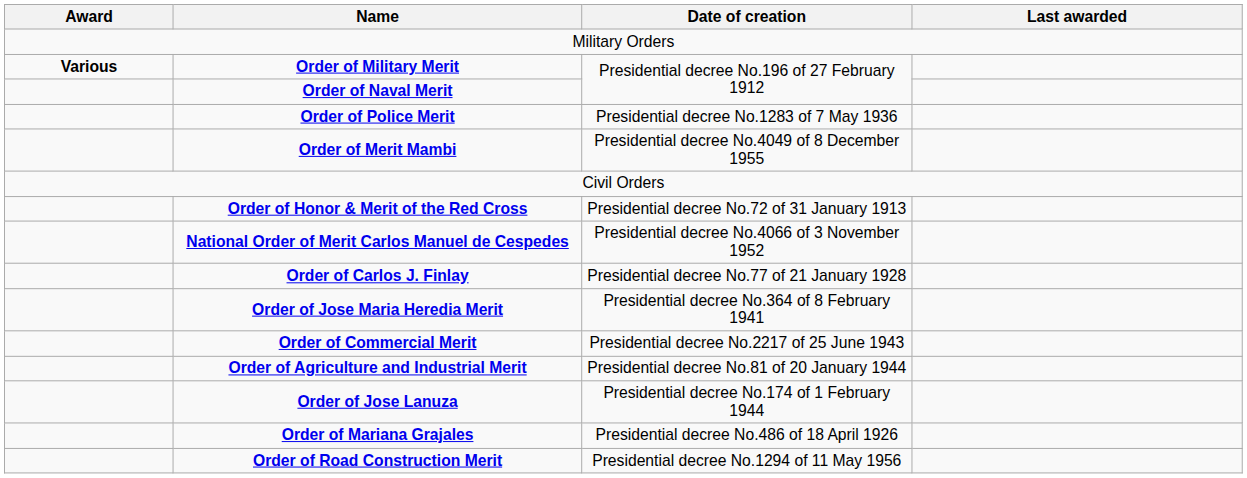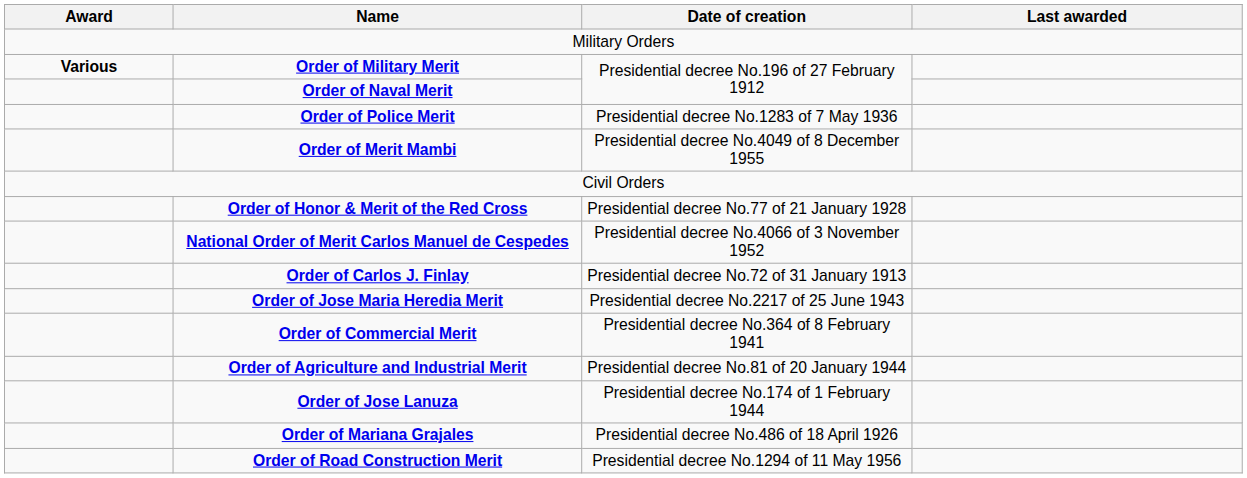(747, 208) Presidential decree No.72 of 31 January 1913 -> (747, 208) Presidential decree No.77 of 21 January 1928
(747, 276) Presidential decree No.77 of 21 January 1928 -> (747, 276) Presidential decree No.72 of 31 January 1913
(747, 309) Presidential decree No.364 of 8 February 1941 -> (747, 300) Presidential decree No.2217 of 25 June 1943
(747, 343) Presidential decree No.2217 of 25 June 1943 -> (747, 334) Presidential decree No.364 of 8 February 1941
